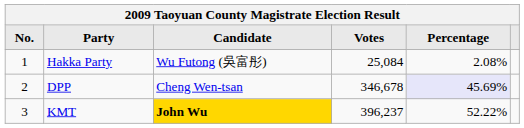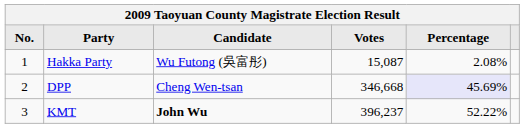(385, 62) 25,084 -> (385, 62) 15,087
(382, 86) 346,678 -> (382, 86) 346,668
(182, 111) gold background -> (182, 111) no background
